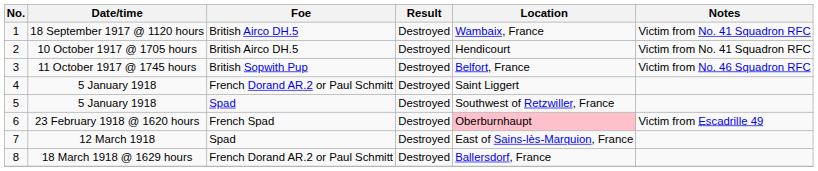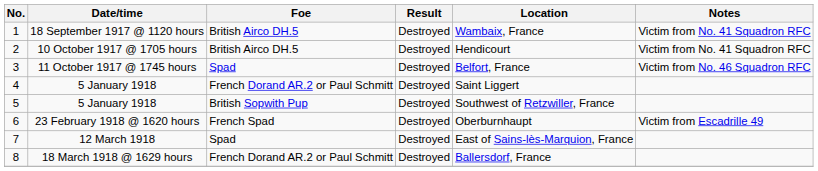(258, 67) British Sopwith Pup -> (222, 67) Spad
(222, 103) Spad -> (258, 103) British Sopwith Pup
(493, 121) pink background -> (493, 121) no background
